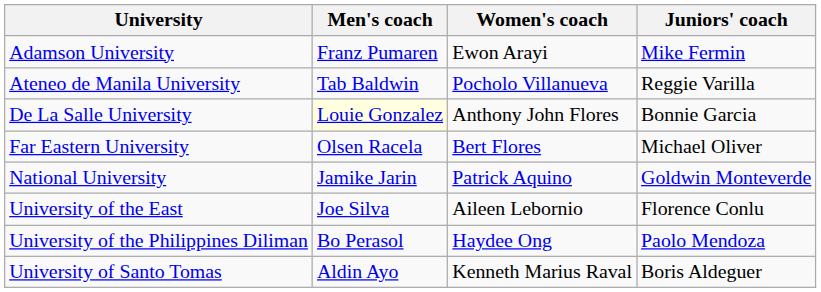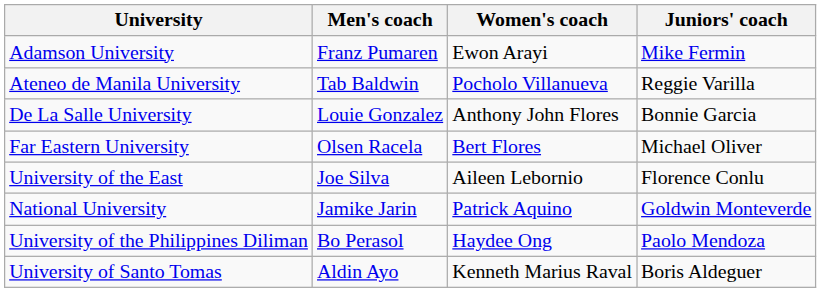(380, 114) lightyellow background -> (380, 114) no background
rows swapped: (88, 177) <-> (96, 209)
